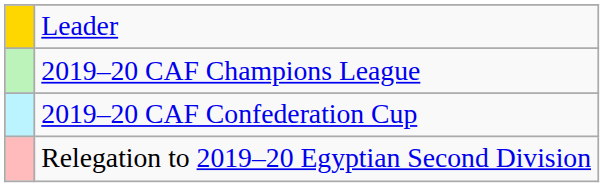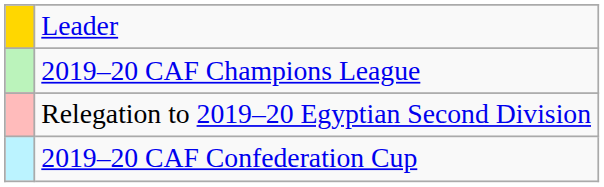rows swapped: (229, 114) <-> (316, 158)
